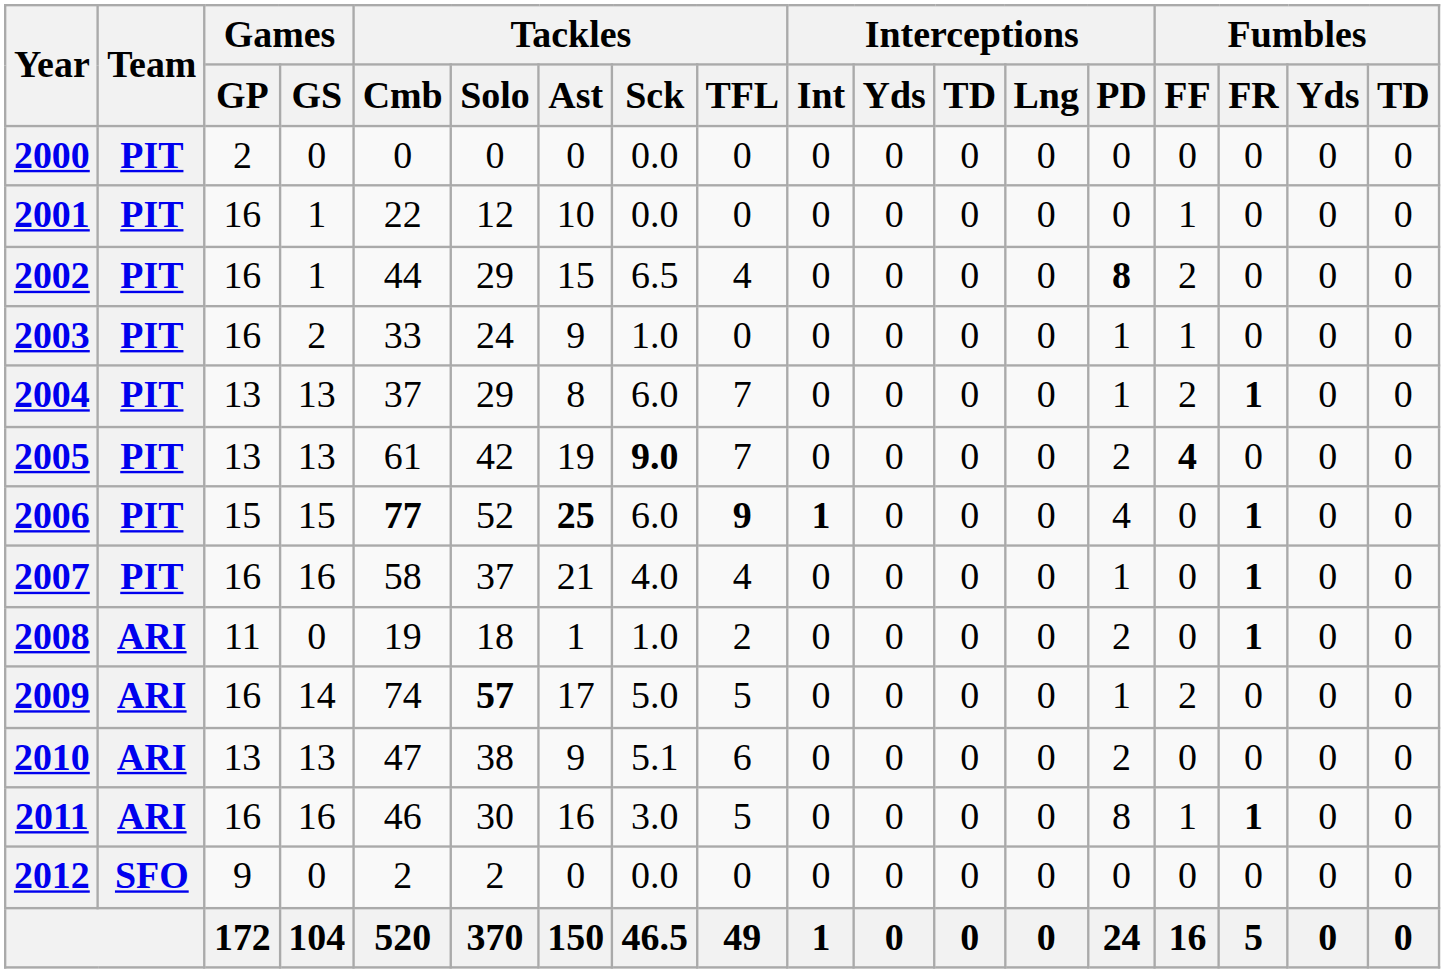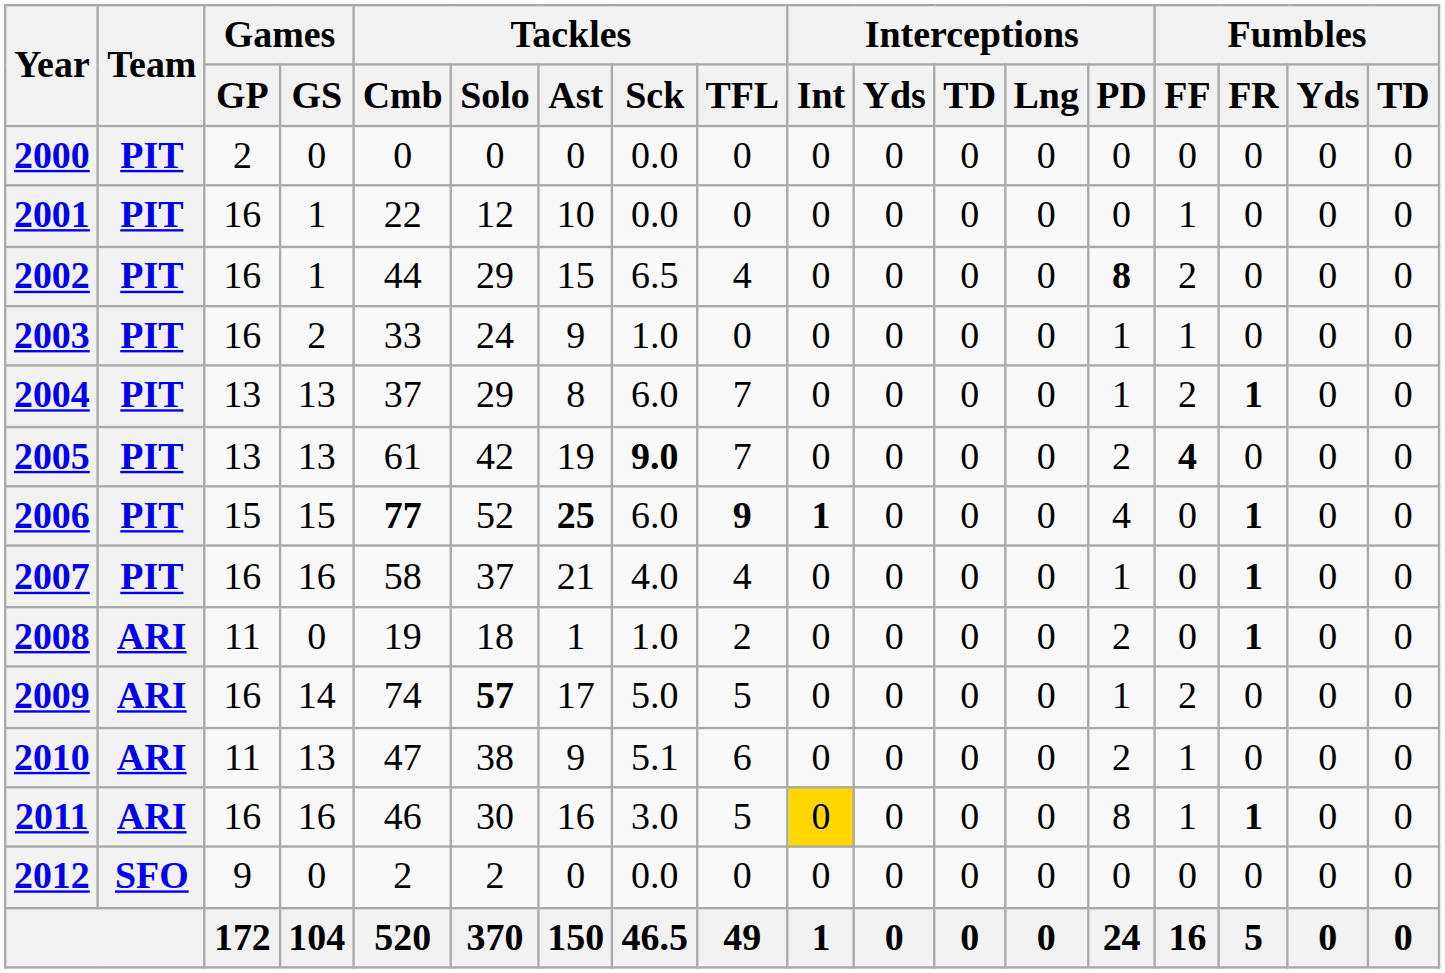(242, 756) 13 -> (242, 756) 11
(1188, 756) 0 -> (1188, 756) 1
(821, 816) no background -> (821, 816) gold background
